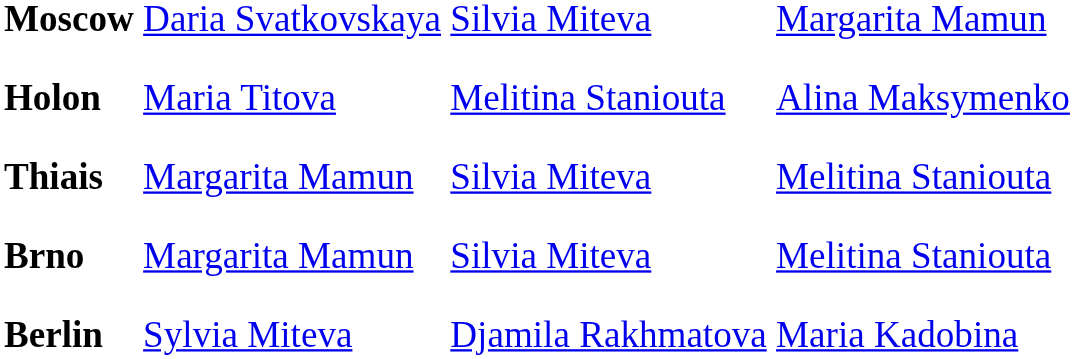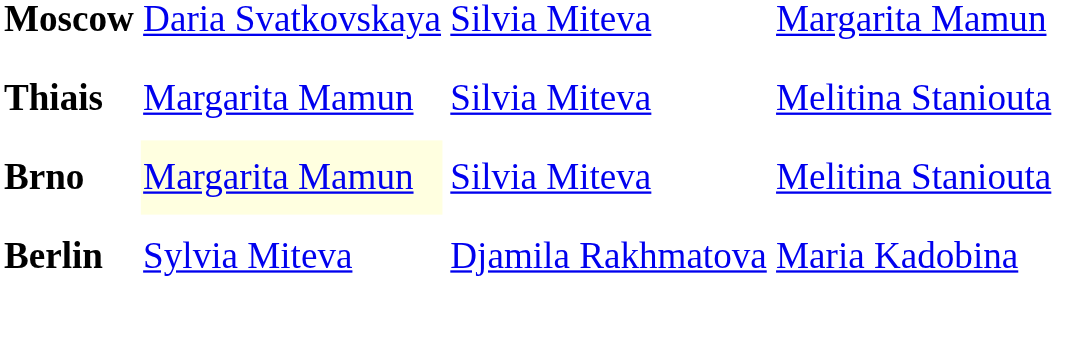- row: (52, 97)
(278, 255) no background -> (278, 176) lightyellow background
